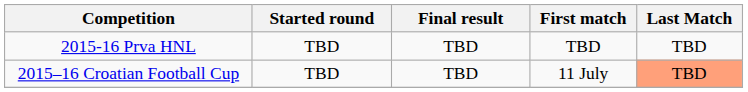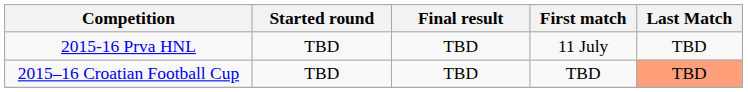(583, 45) TBD -> (583, 45) 11 July
(583, 73) 11 July -> (583, 73) TBD
